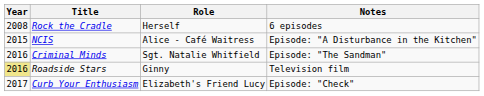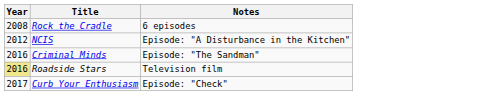- column: (204, 12)
(17, 40) 2015 -> (17, 40) 2012
